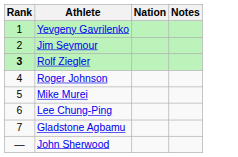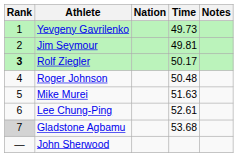+ column: (184, 12)
(19, 128) no background -> (19, 128) lightgrey background
